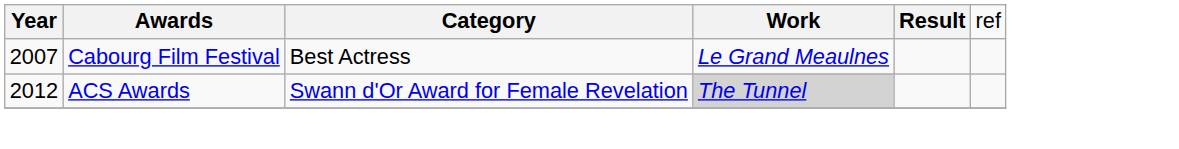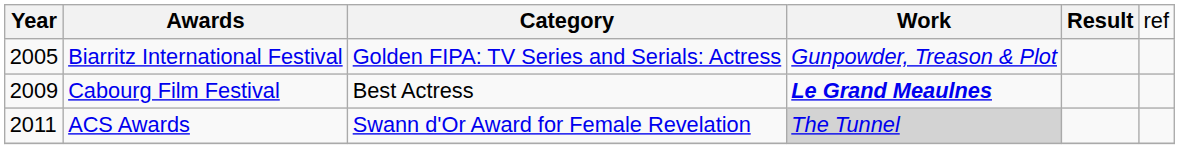+ row: (205, 56)
(34, 56) 2007 -> (34, 90) 2009
(793, 56) normal -> (892, 90) bold
(34, 90) 2012 -> (33, 125) 2011
